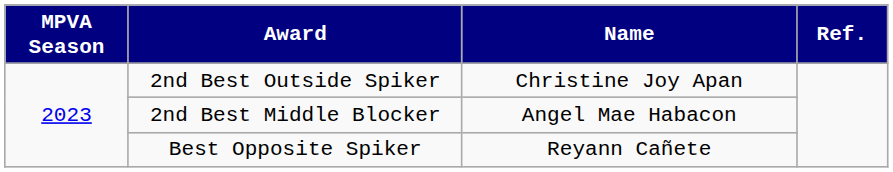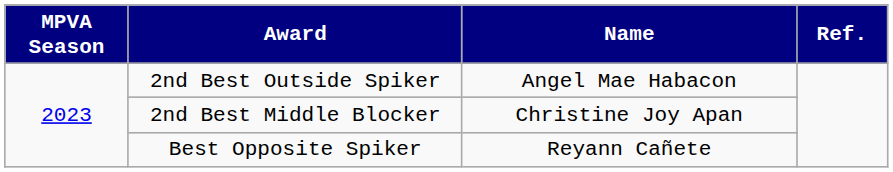(629, 81) Christine Joy Apan -> (629, 81) Angel Mae Habacon
(629, 115) Angel Mae Habacon -> (629, 115) Christine Joy Apan
